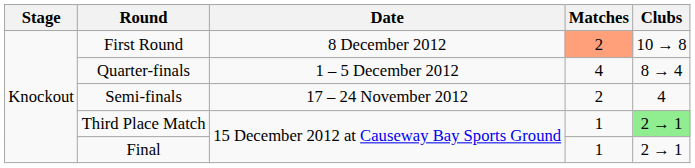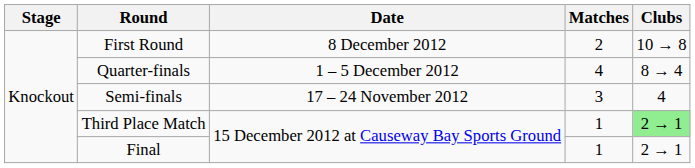(599, 44) lightsalmon background -> (599, 44) no background
(599, 96) 2 -> (599, 96) 3
